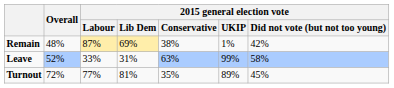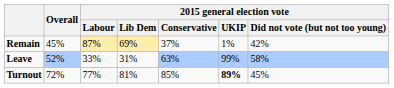(55, 43) 48% -> (55, 43) 45%
(170, 43) 38% -> (170, 43) 37%
(170, 75) 35% -> (170, 75) 85%
(230, 75) normal -> (231, 75) bold
